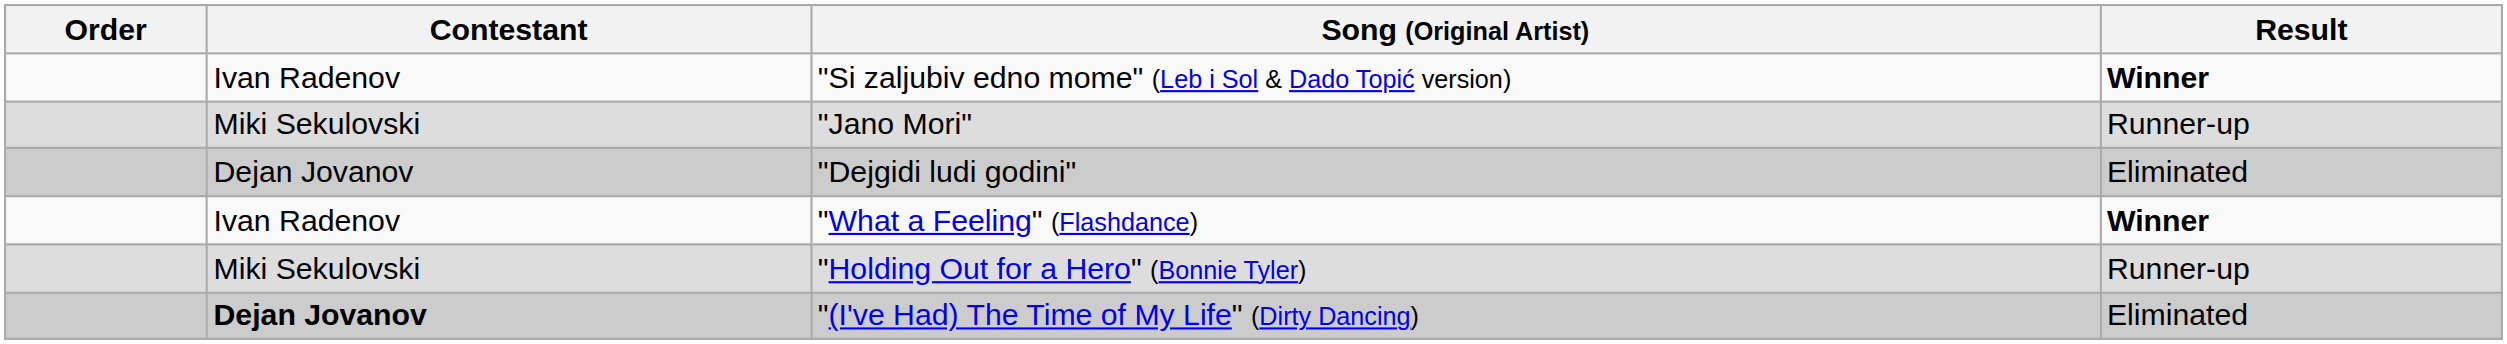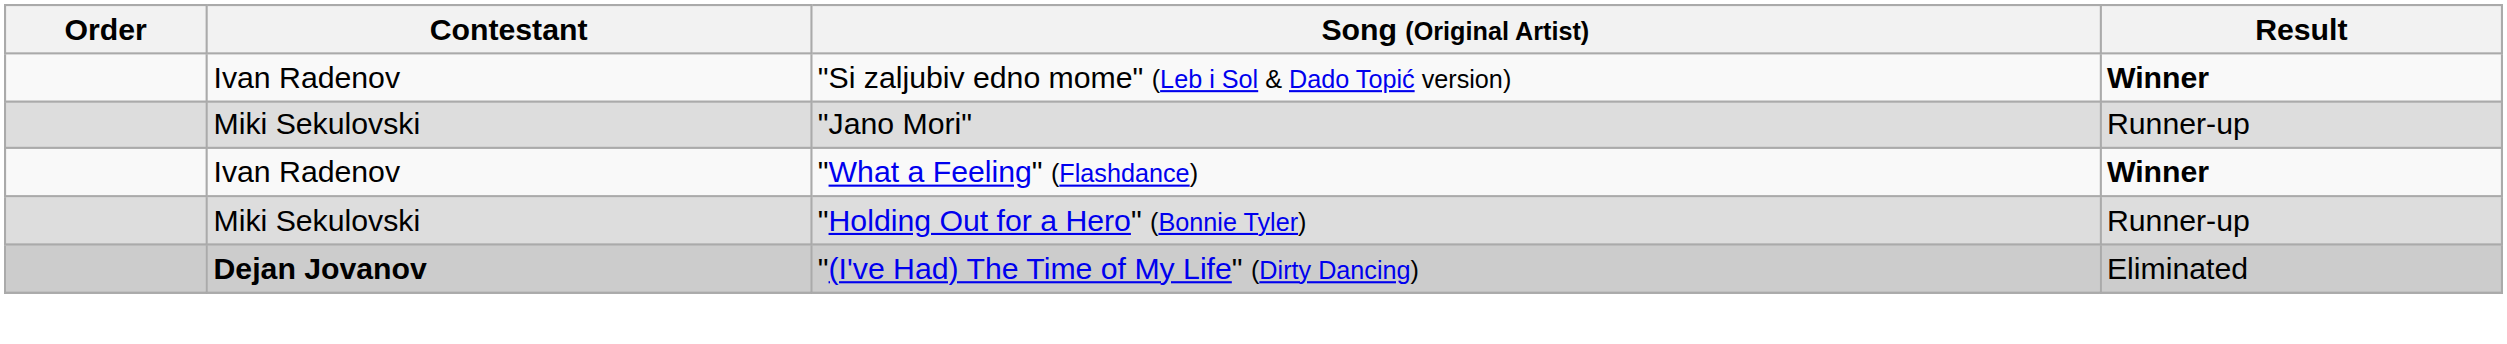- row: (947, 173)
